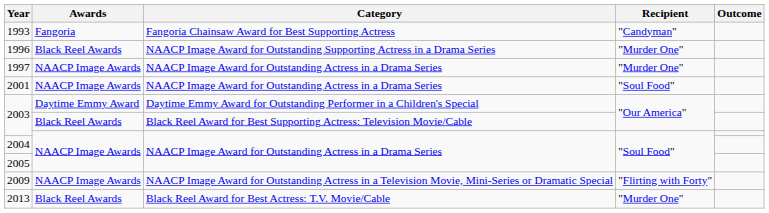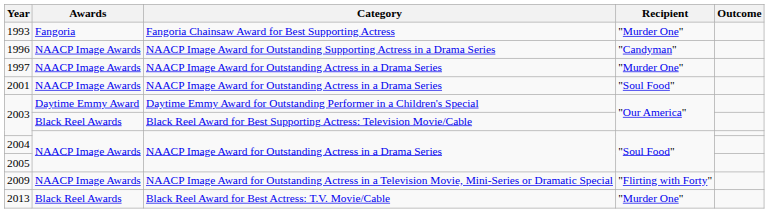(647, 31) "Candyman" -> (651, 31) "Murder One"
(78, 49) Black Reel Awards -> (88, 49) NAACP Image Awards
(651, 49) "Murder One" -> (647, 49) "Candyman"
